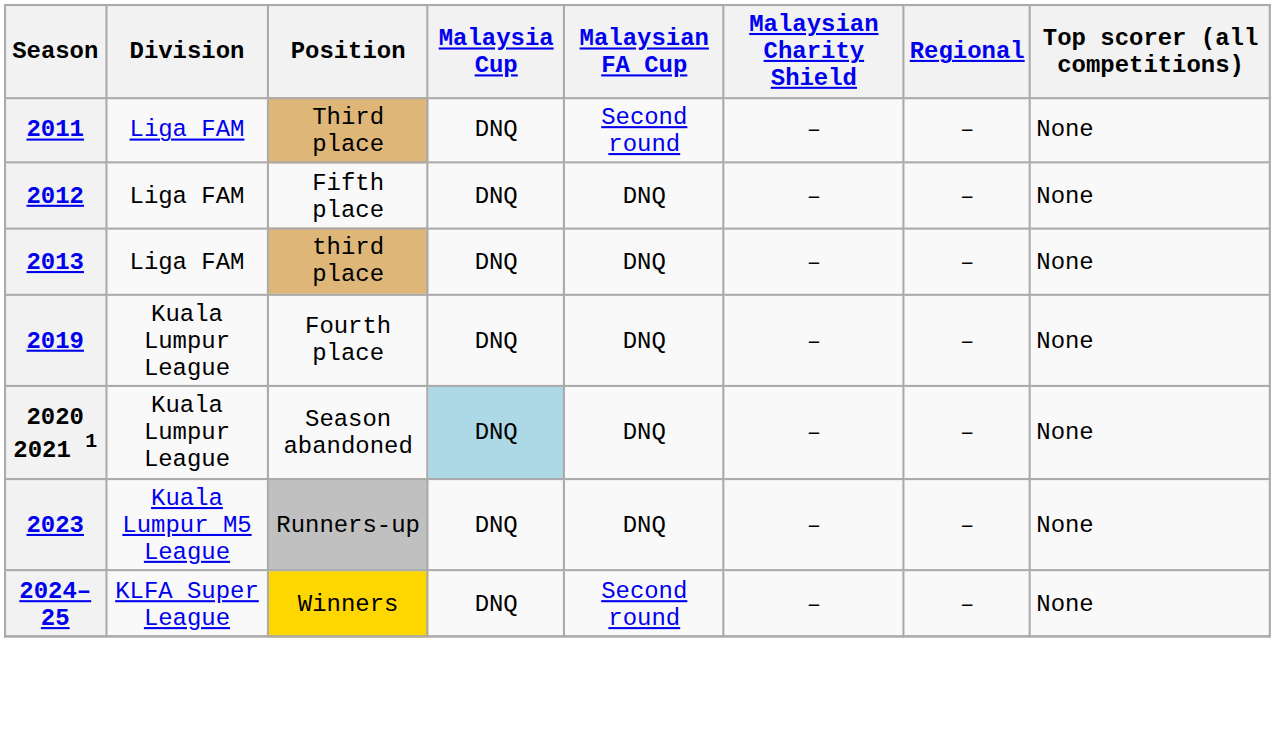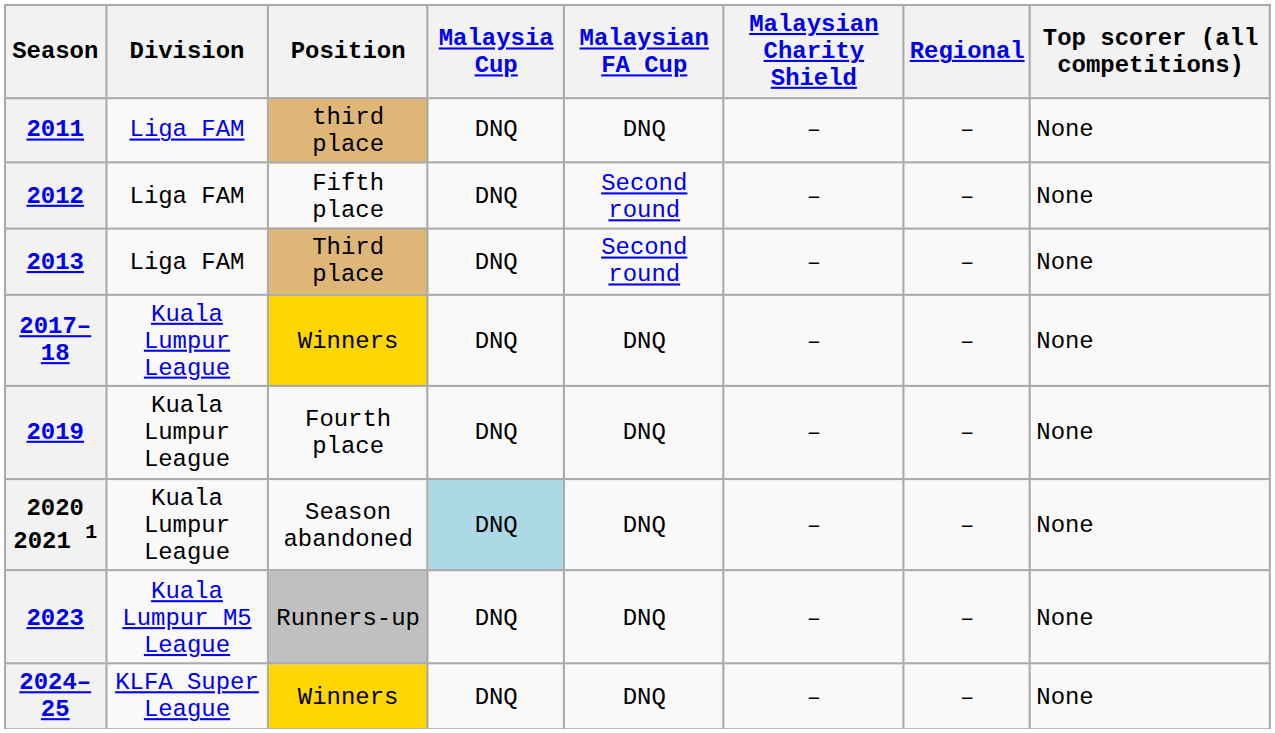(348, 130) Third place -> (348, 130) third place
(644, 130) Second round -> (644, 130) DNQ
(644, 195) DNQ -> (644, 195) Second round
(348, 261) third place -> (348, 261) Third place
(644, 261) DNQ -> (644, 261) Second round
+ row: (55, 340)
(644, 603) Second round -> (644, 696) DNQ
